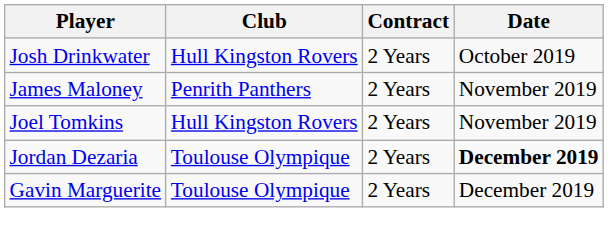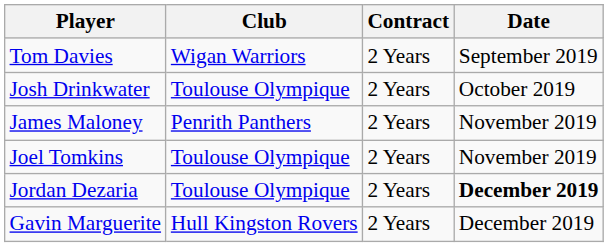+ row: (61, 55)
(264, 55) Hull Kingston Rovers -> (260, 88) Toulouse Olympique
(264, 122) Hull Kingston Rovers -> (260, 156) Toulouse Olympique
(260, 190) Toulouse Olympique -> (264, 223) Hull Kingston Rovers
